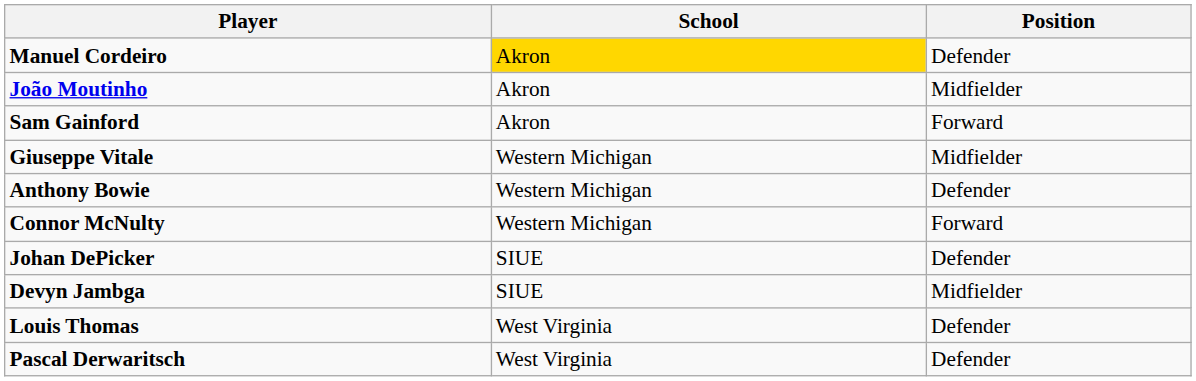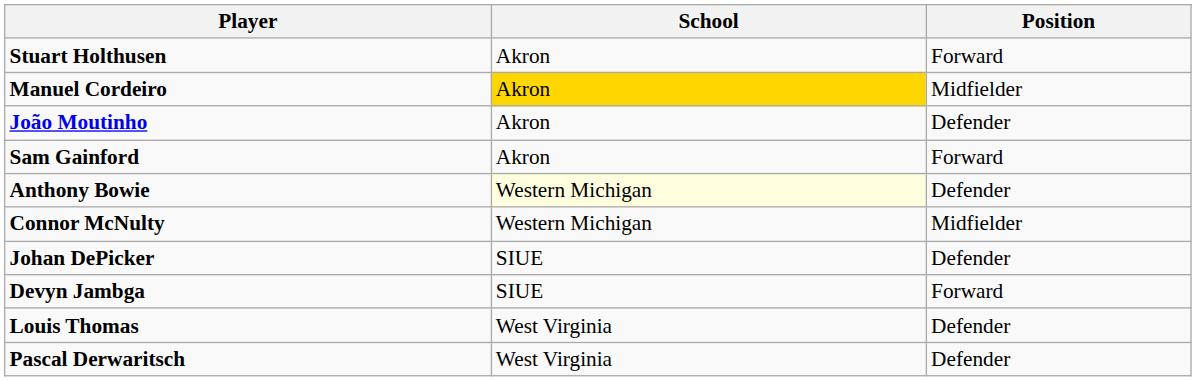+ row: (88, 55)
(971, 55) Defender -> (977, 88) Midfielder
(977, 88) Midfielder -> (971, 122) Defender
- row: (81, 156)
(574, 190) no background -> (574, 190) lightyellow background
(967, 223) Forward -> (977, 223) Midfielder
(977, 291) Midfielder -> (967, 291) Forward
